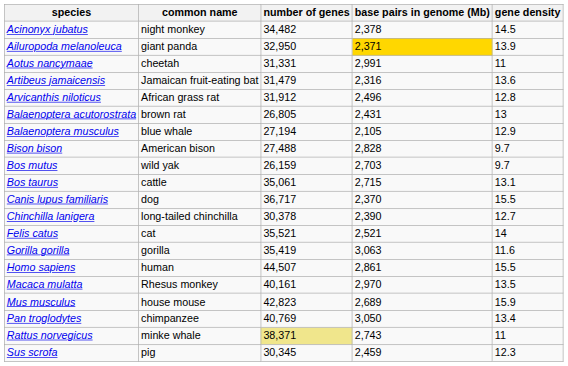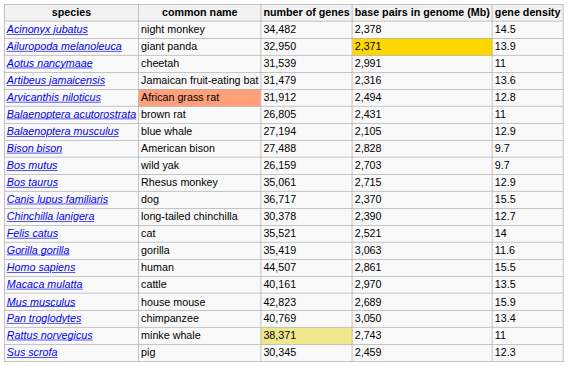(280, 64) 31,331 -> (280, 64) 31,539
(180, 98) no background -> (180, 98) lightsalmon background
(368, 98) 2,496 -> (368, 98) 2,494
(501, 115) 13 -> (500, 115) 11
(154, 183) cattle -> (179, 183) Rhesus monkey
(505, 183) 13.1 -> (505, 183) 12.9
(179, 285) Rhesus monkey -> (154, 285) cattle
